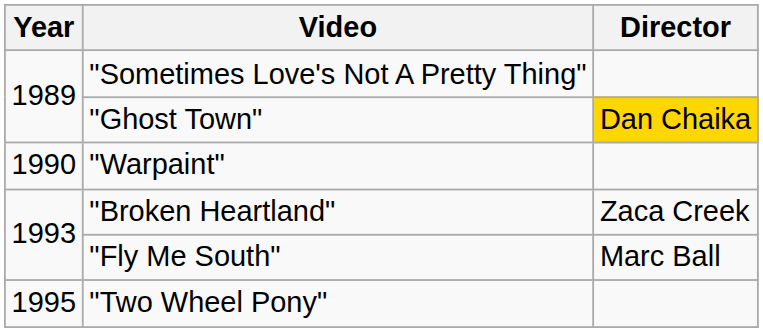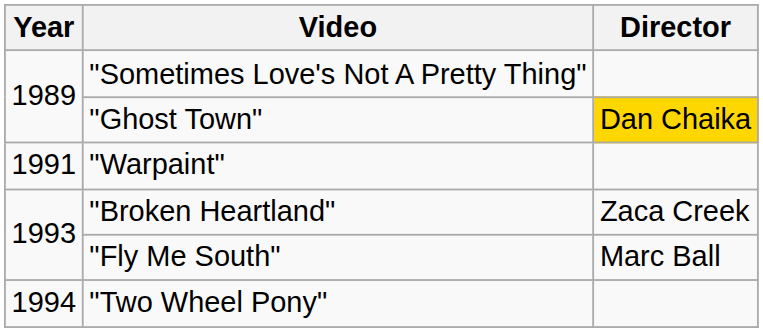(44, 165) 1990 -> (44, 165) 1991
(44, 303) 1995 -> (44, 303) 1994
